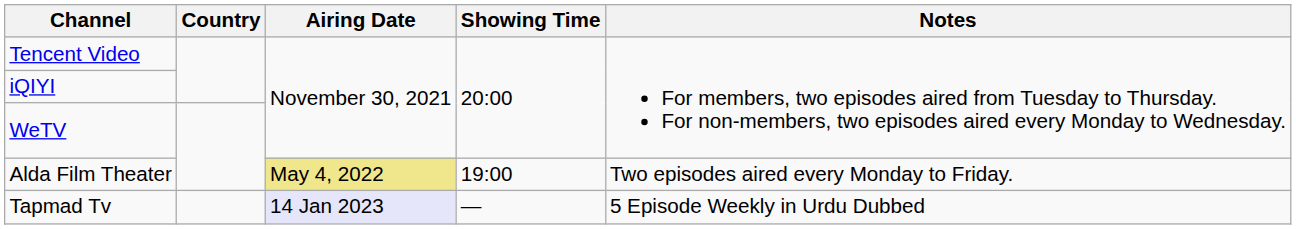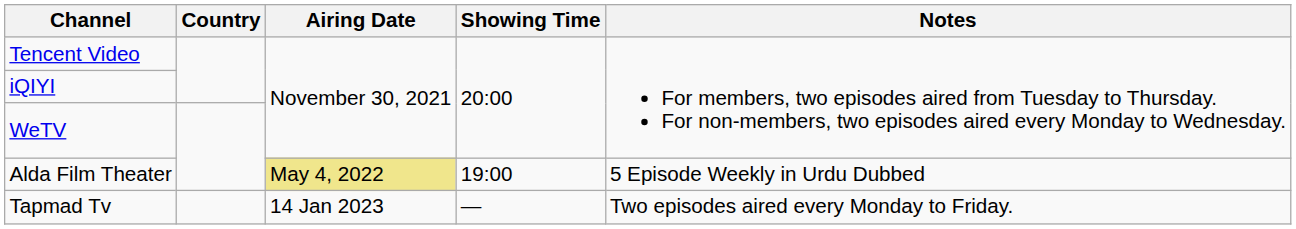(812, 174) Two episodes aired every Monday to Friday. -> (767, 174) 5 Episode Weekly in Urdu Dubbed
(327, 206) lavender background -> (327, 206) no background
(767, 206) 5 Episode Weekly in Urdu Dubbed -> (812, 206) Two episodes aired every Monday to Friday.
